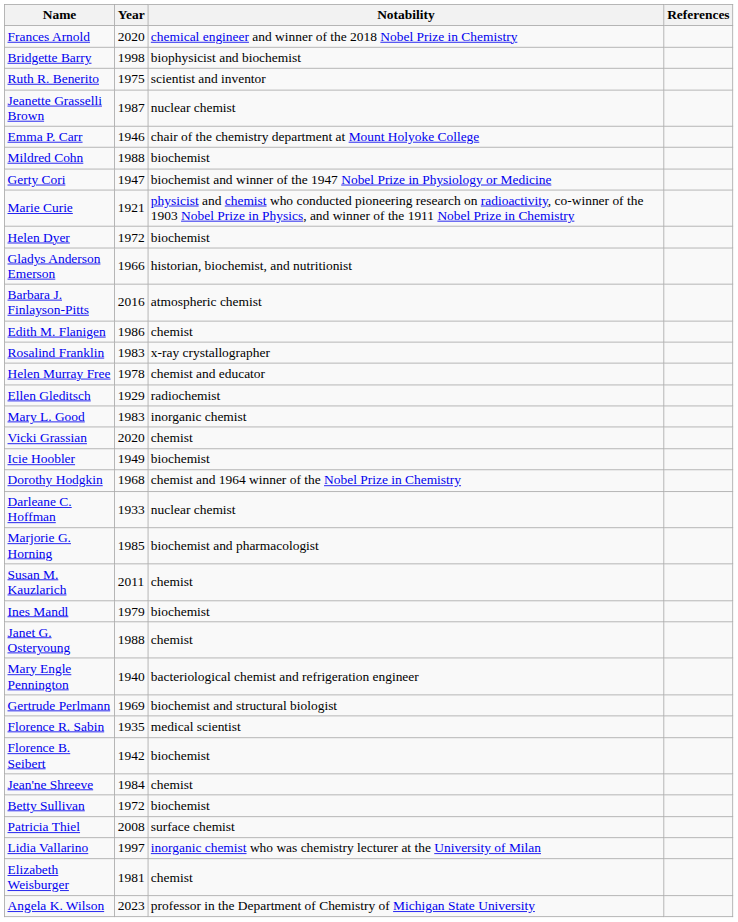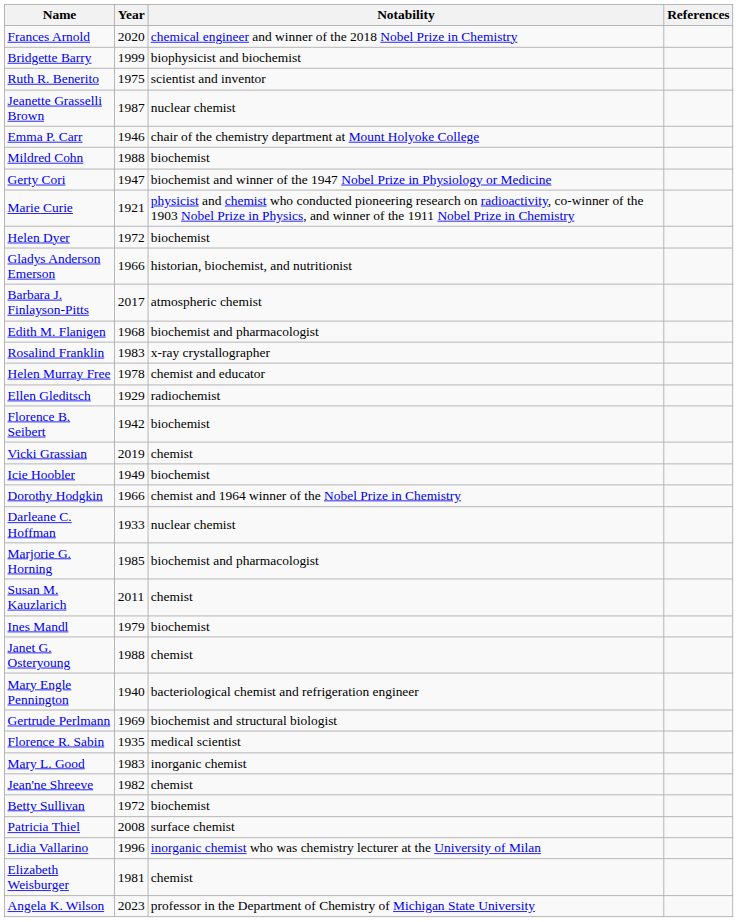(131, 57) 1998 -> (131, 57) 1999
(131, 302) 2016 -> (131, 302) 2017
(131, 331) 1986 -> (131, 331) 1968
(172, 331) chemist -> (235, 331) biochemist and pharmacologist
rows swapped: (46, 416) <-> (39, 755)
(131, 437) 2020 -> (131, 453) 2019
(131, 480) 1968 -> (131, 495) 1966
(131, 784) 1984 -> (131, 784) 1982
(131, 848) 1997 -> (131, 848) 1996
